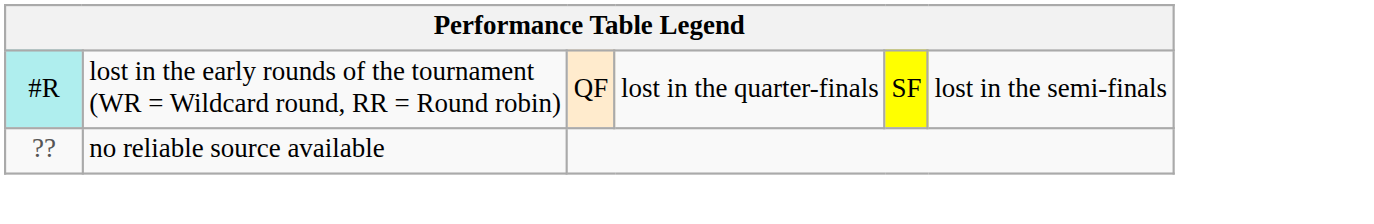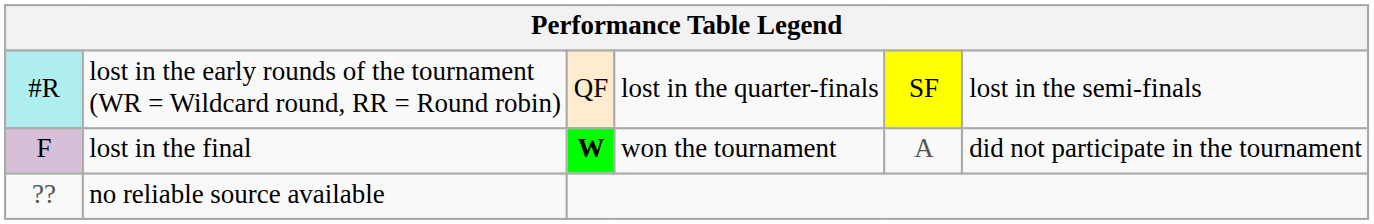+ row: (170, 150)
